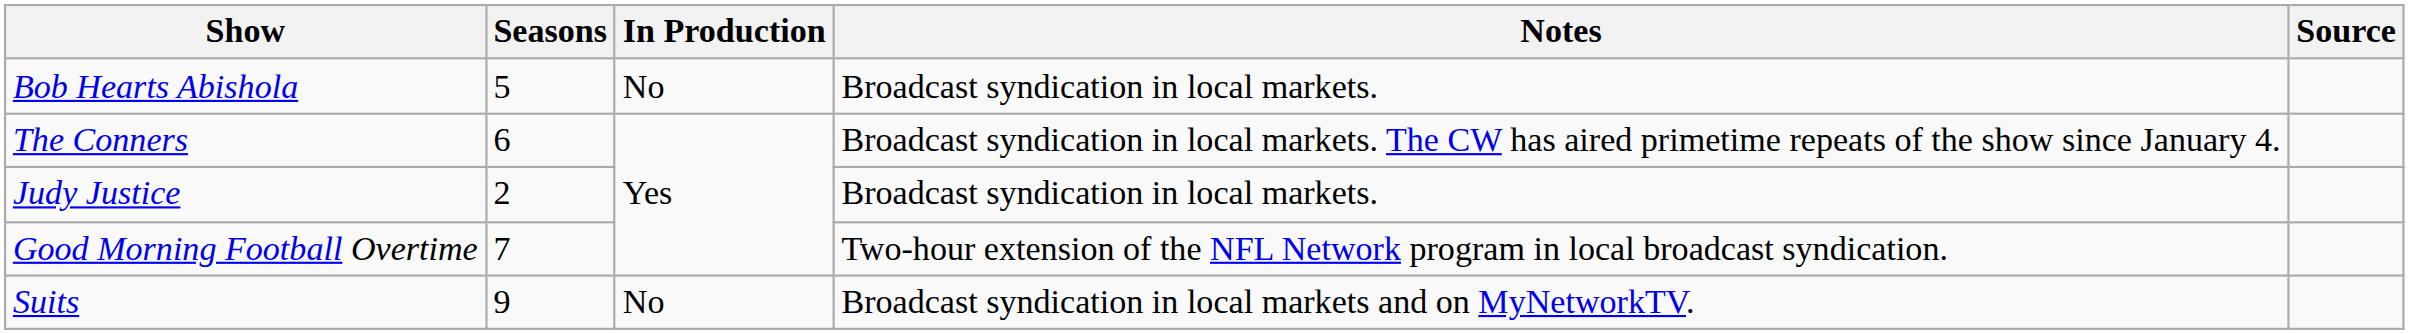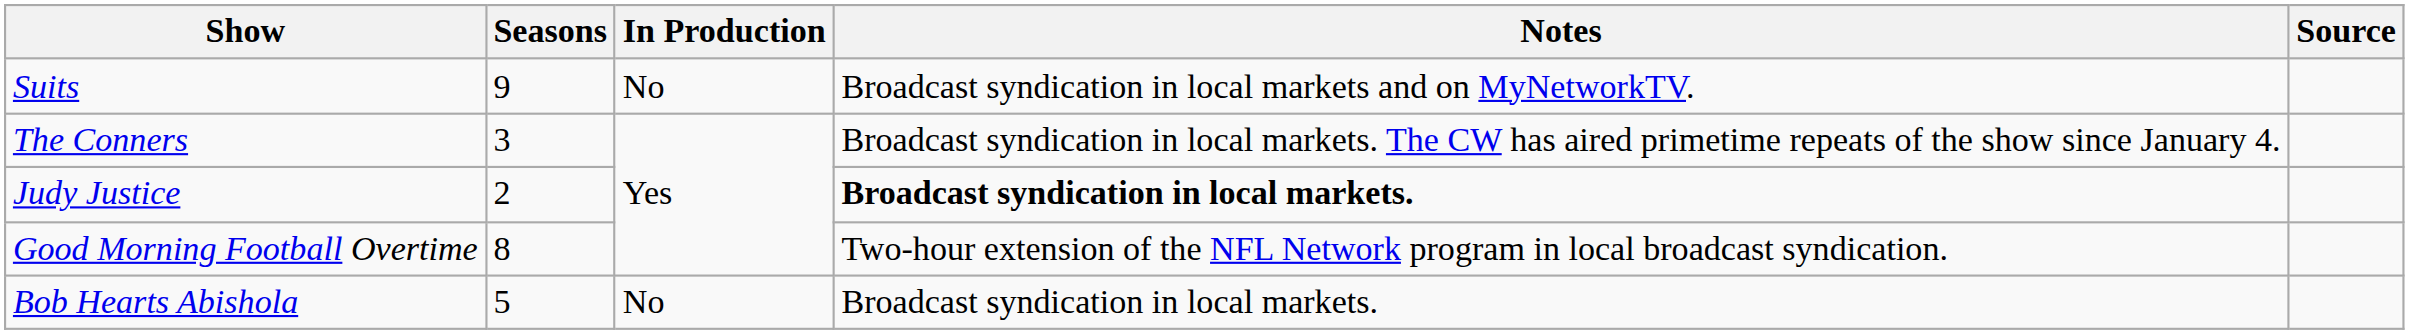rows swapped: (46, 301) <-> (156, 85)
(502, 139) 6 -> (502, 139) 3
(1110, 193) normal -> (1127, 193) bold
(502, 247) 7 -> (502, 247) 8
